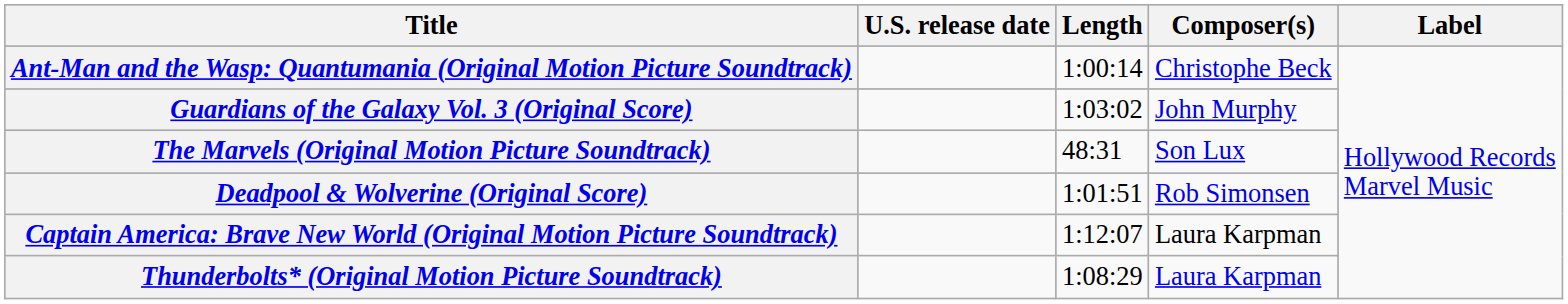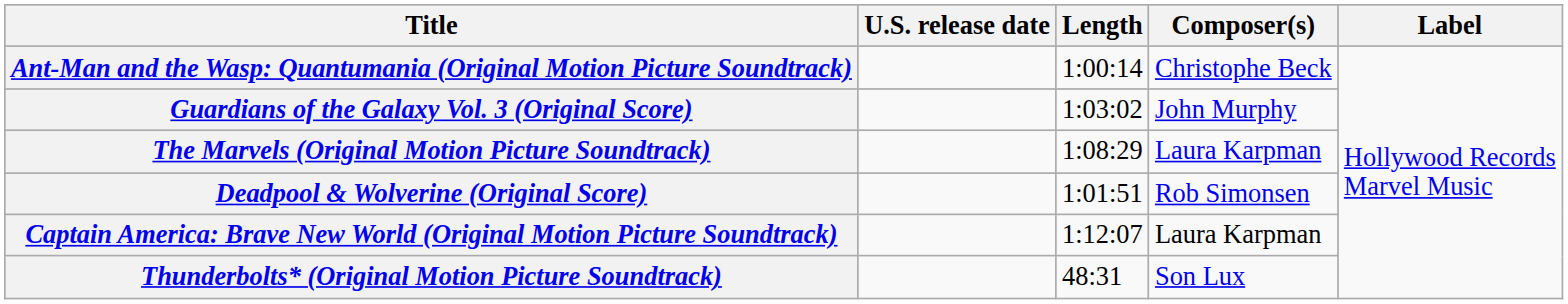(1092, 151) 48:31 -> (1102, 151) 1:08:29
(1200, 151) Son Lux -> (1238, 151) Laura Karpman
(1102, 276) 1:08:29 -> (1092, 276) 48:31
(1238, 276) Laura Karpman -> (1200, 276) Son Lux
